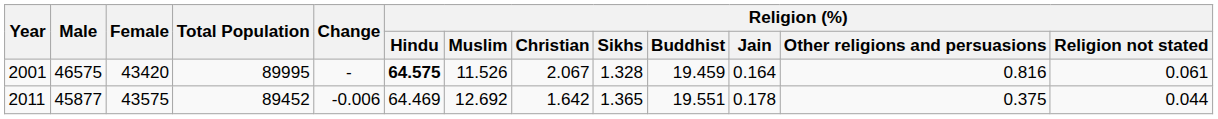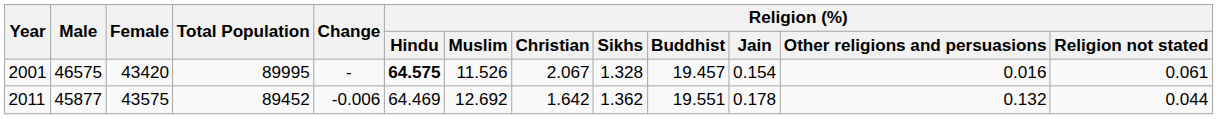(699, 72) 19.459 -> (699, 72) 19.457
(755, 72) 0.164 -> (755, 72) 0.154
(1025, 72) 0.816 -> (1025, 72) 0.016
(622, 99) 1.365 -> (622, 99) 1.362
(1025, 99) 0.375 -> (1025, 99) 0.132
